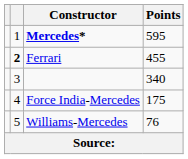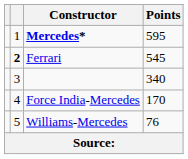(156, 57) 455 -> (156, 57) 545
(156, 100) 175 -> (156, 100) 170
